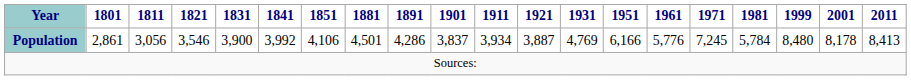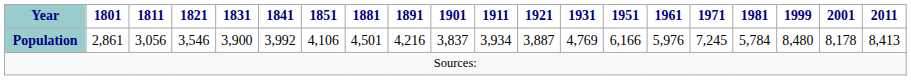(410, 39) 4,286 -> (410, 39) 4,216
(668, 39) 5,776 -> (668, 39) 5,976
